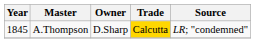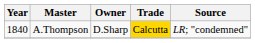(17, 29) 1845 -> (17, 29) 1840
